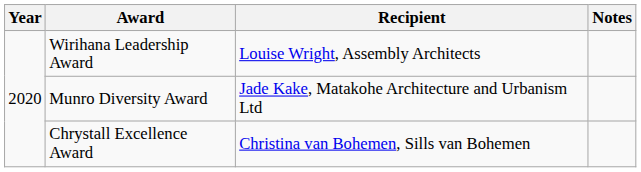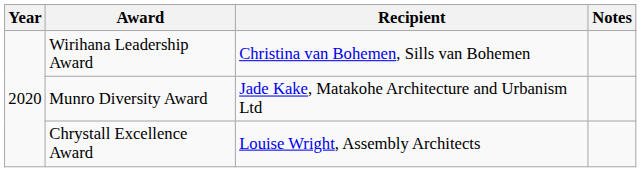(360, 53) Louise Wright, Assembly Architects -> (385, 53) Christina van Bohemen, Sills van Bohemen
(385, 143) Christina van Bohemen, Sills van Bohemen -> (360, 143) Louise Wright, Assembly Architects
